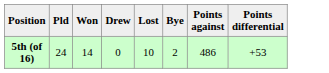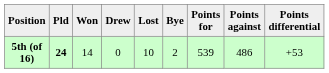+ column: (206, 20)
(61, 52) normal -> (61, 52) bold
